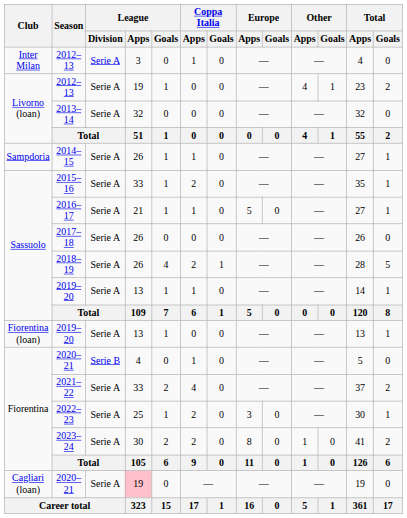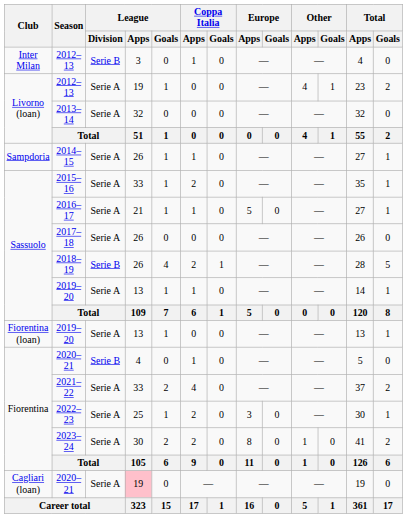(105, 60) Serie A -> (105, 60) Serie B
(105, 264) Serie A -> (105, 264) Serie B
